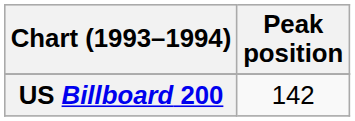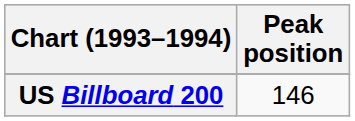(293, 94) 142 -> (293, 94) 146
